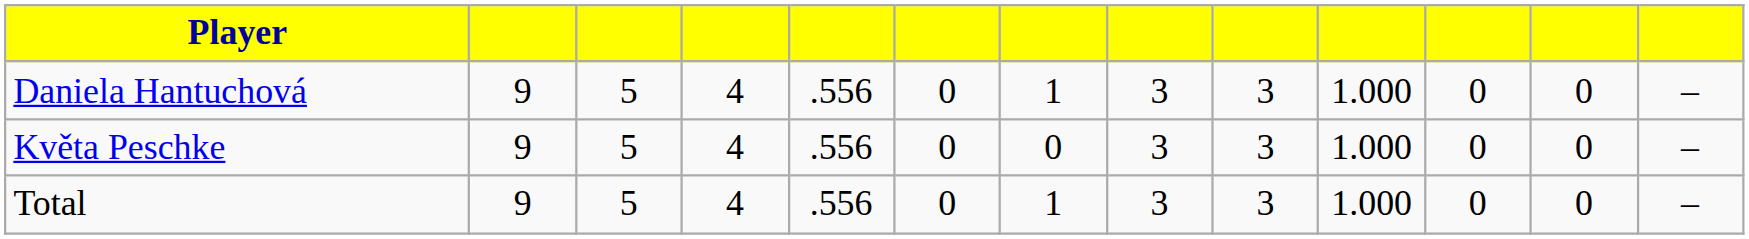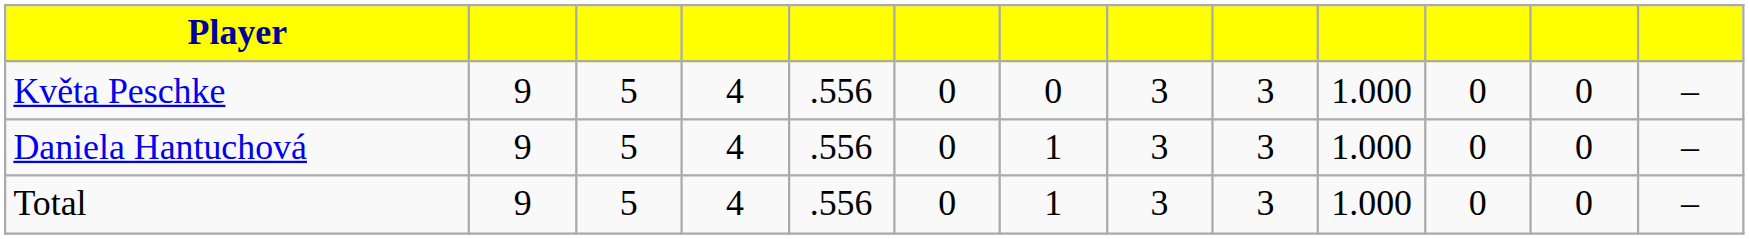rows swapped: (160, 89) <-> (119, 146)
